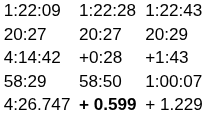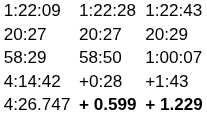rows swapped: (32, 57) <-> (25, 81)
(174, 104) normal -> (174, 104) bold
